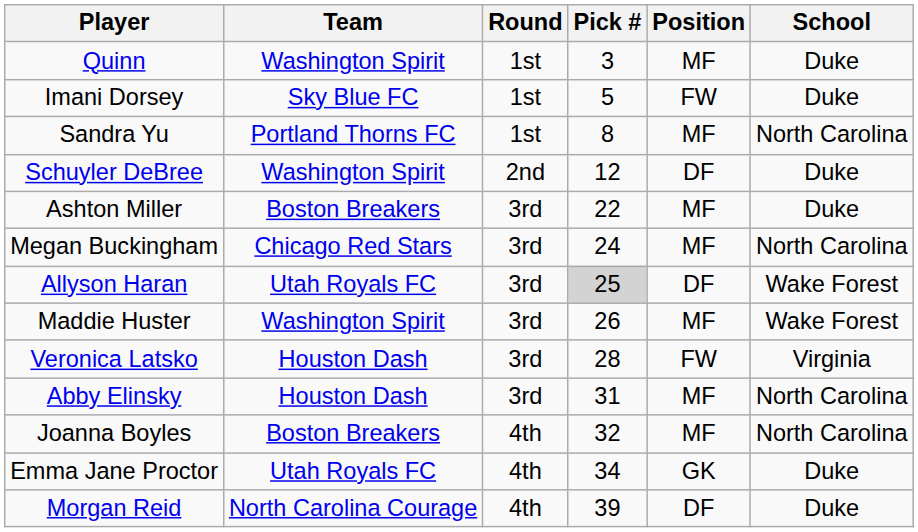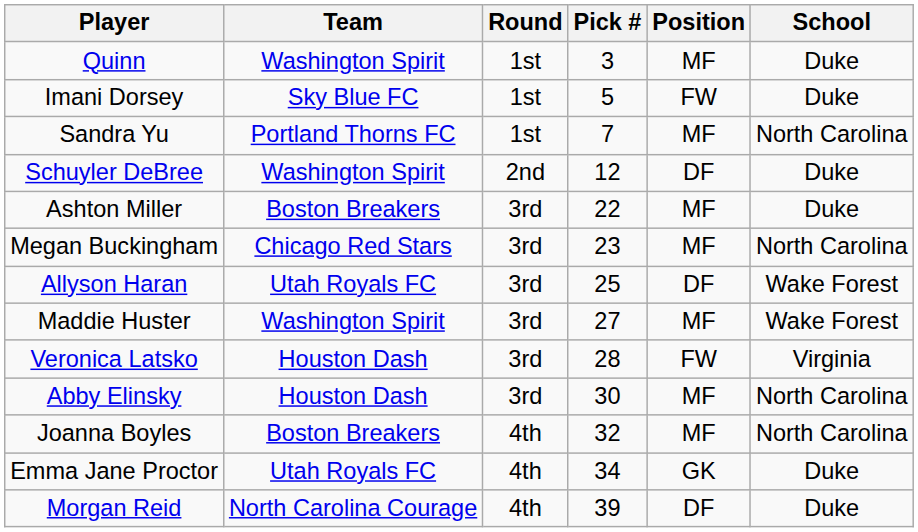(607, 135) 8 -> (607, 135) 7
(607, 246) 24 -> (607, 246) 23
(607, 284) lightgrey background -> (607, 284) no background
(607, 321) 26 -> (607, 321) 27
(607, 396) 31 -> (607, 396) 30
